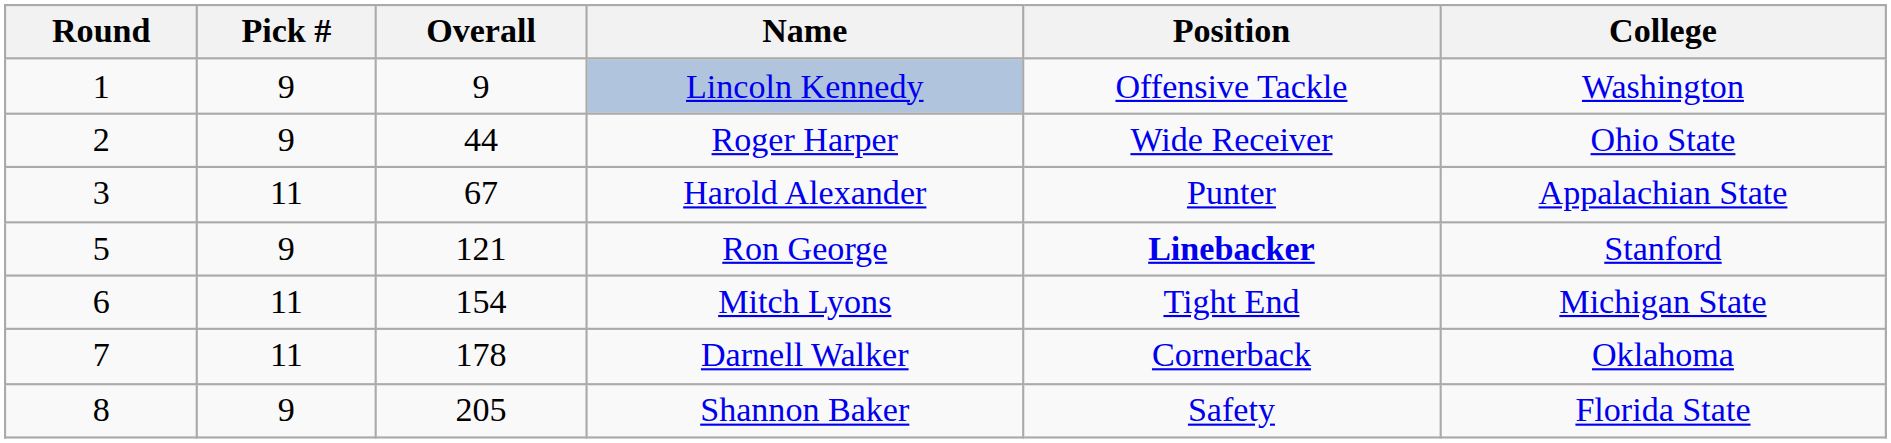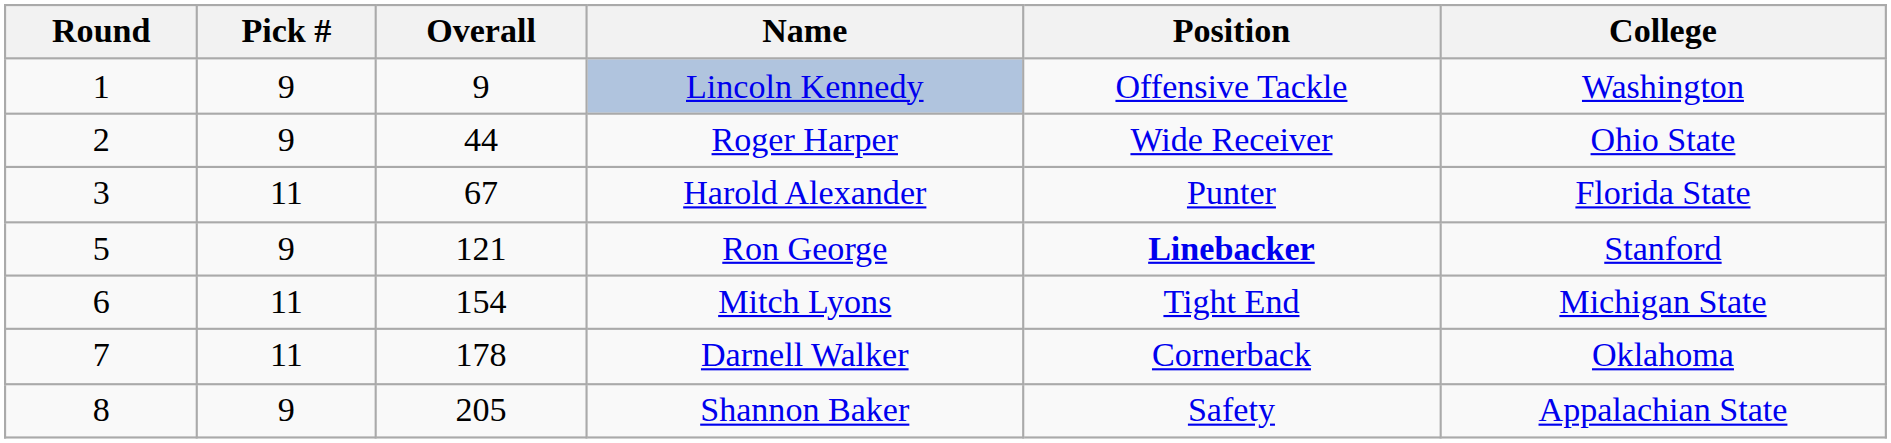(1663, 193) Appalachian State -> (1663, 193) Florida State
(1663, 409) Florida State -> (1663, 409) Appalachian State
